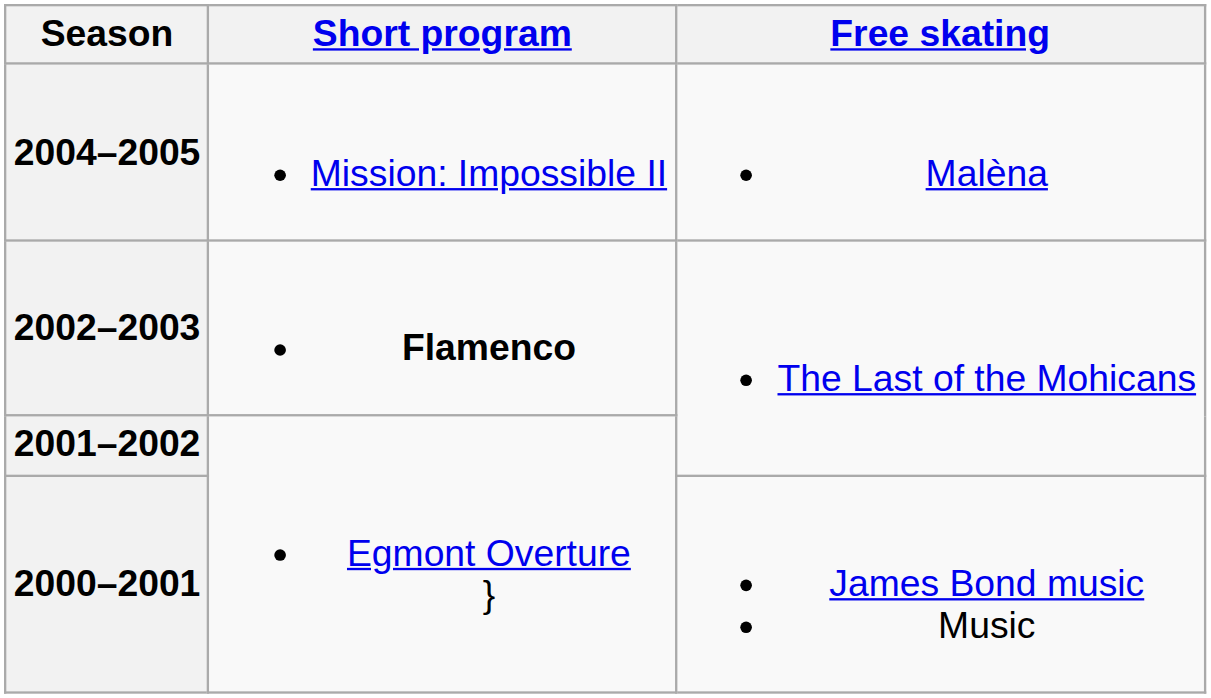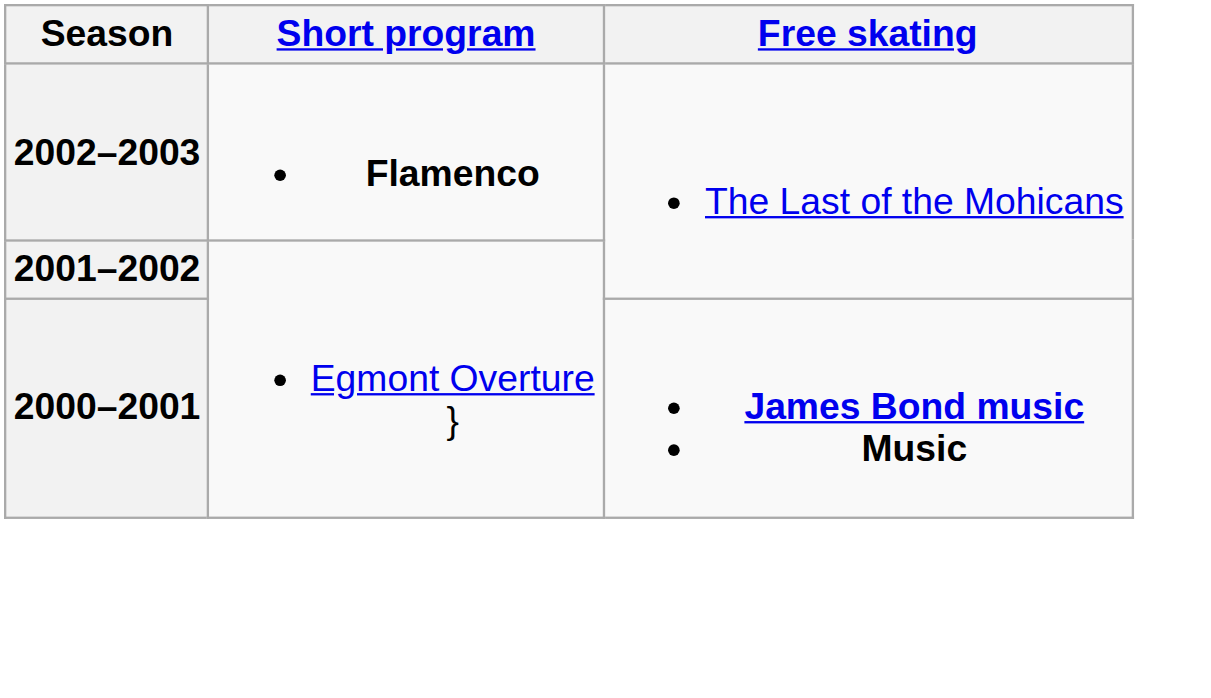- row: (107, 151)
(940, 604) normal -> (868, 429) bold
